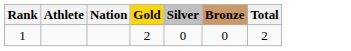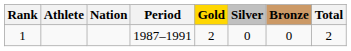+ column: (162, 14)
